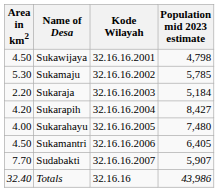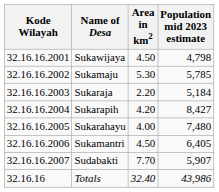columns swapped: (124, 26) <-> (19, 26)
